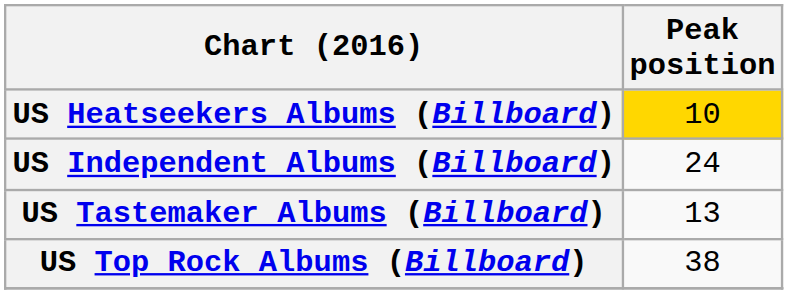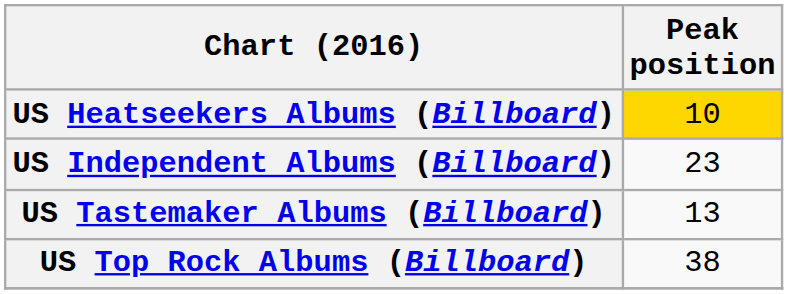(702, 164) 24 -> (702, 164) 23
